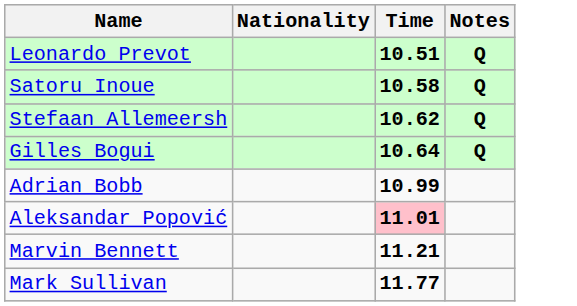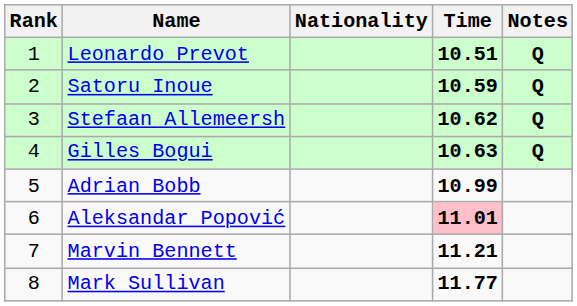+ column: (34, 21)
(410, 87) 10.58 -> (468, 87) 10.59
(410, 153) 10.64 -> (468, 153) 10.63
